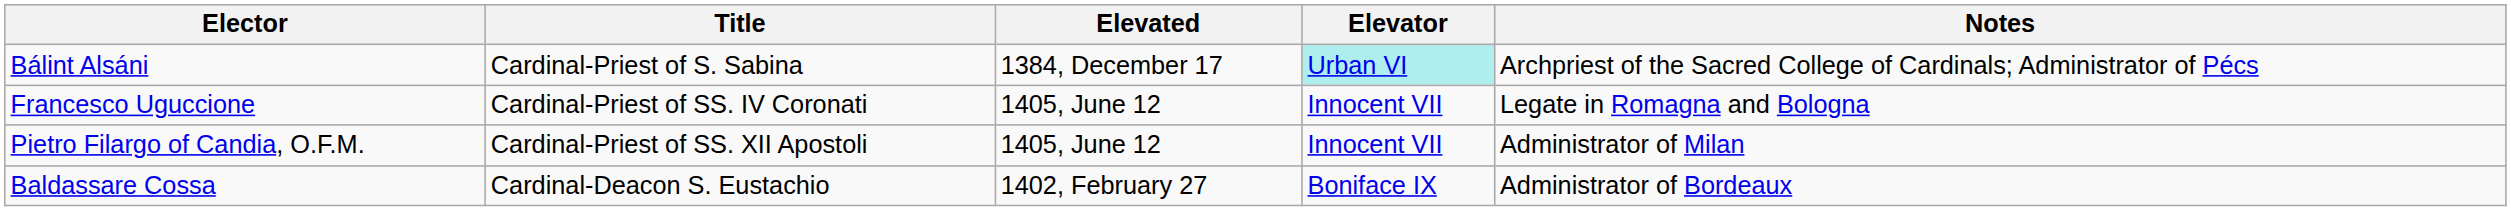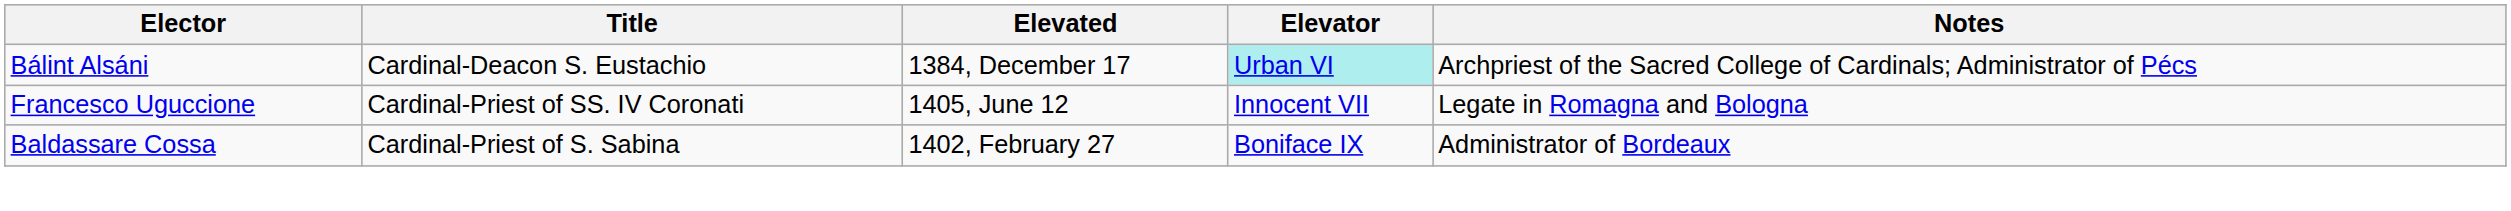(647, 64) Cardinal-Priest of S. Sabina -> (537, 64) Cardinal-Deacon S. Eustachio
- row: (188, 144)
(660, 184) Cardinal-Deacon S. Eustachio -> (523, 144) Cardinal-Priest of S. Sabina
